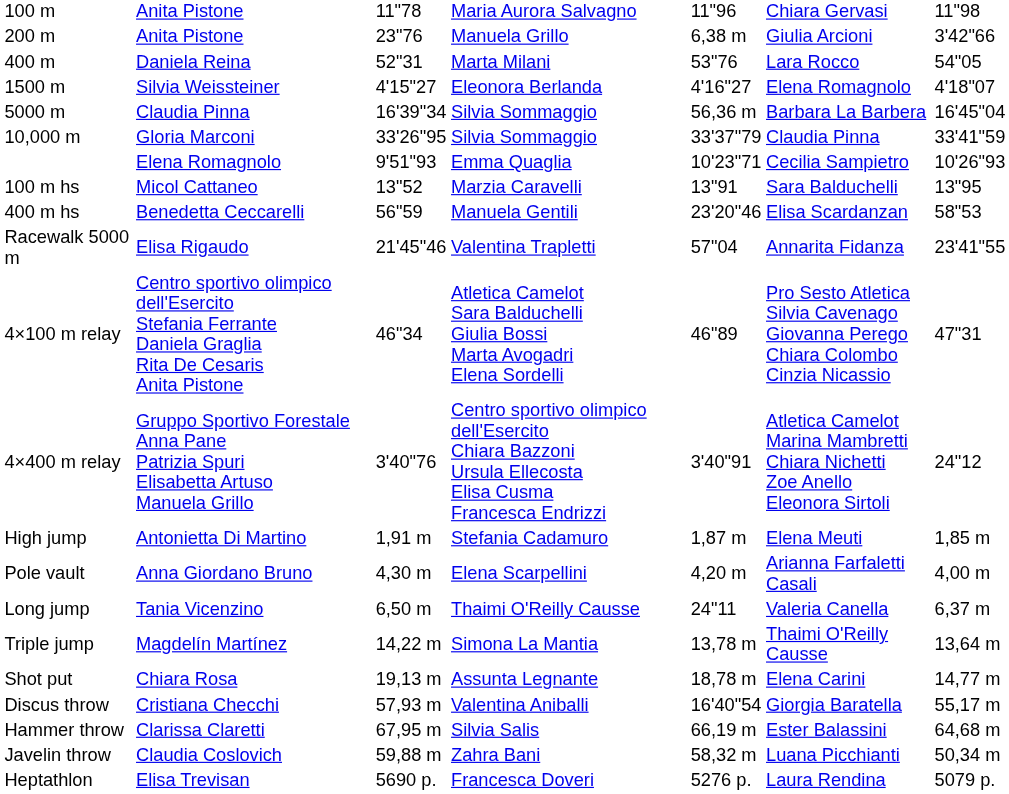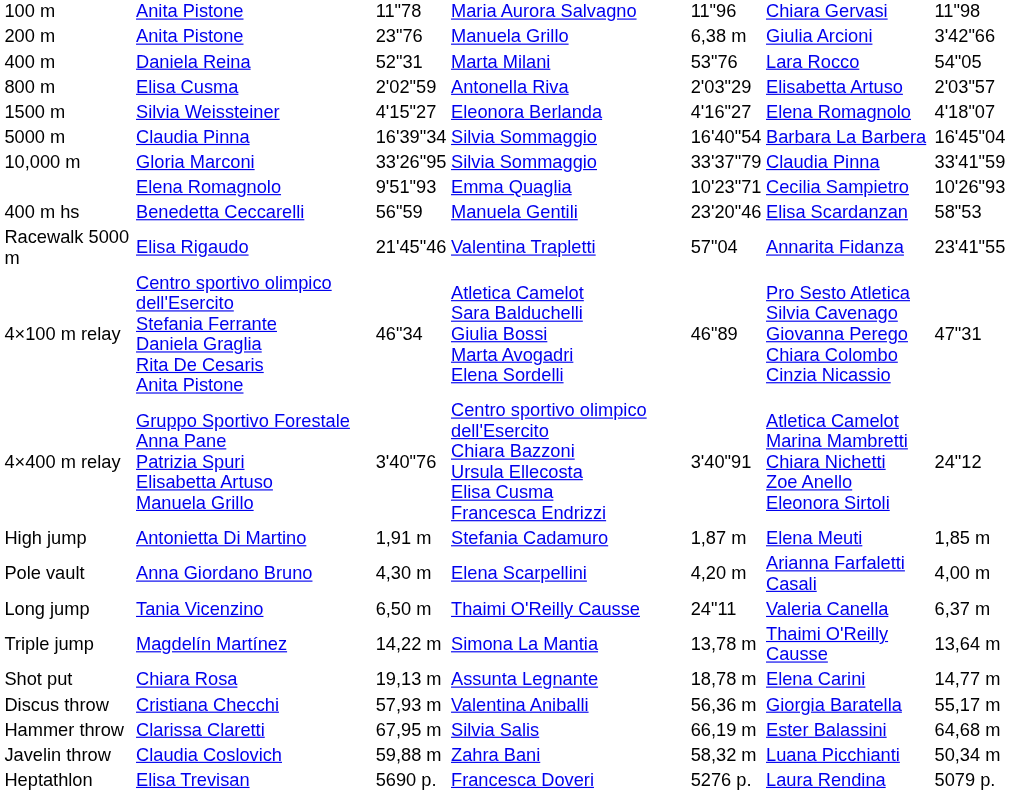+ row: (30, 86)
(724, 111) 56,36 m -> (726, 137) 16'40"54
- row: (42, 187)
(726, 704) 16'40"54 -> (724, 704) 56,36 m
